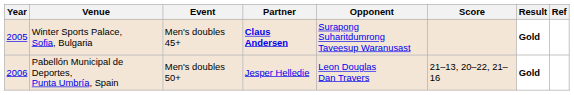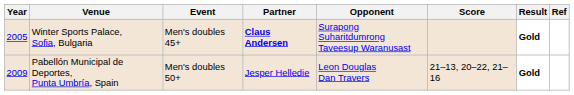(17, 73) 2006 -> (17, 73) 2009
